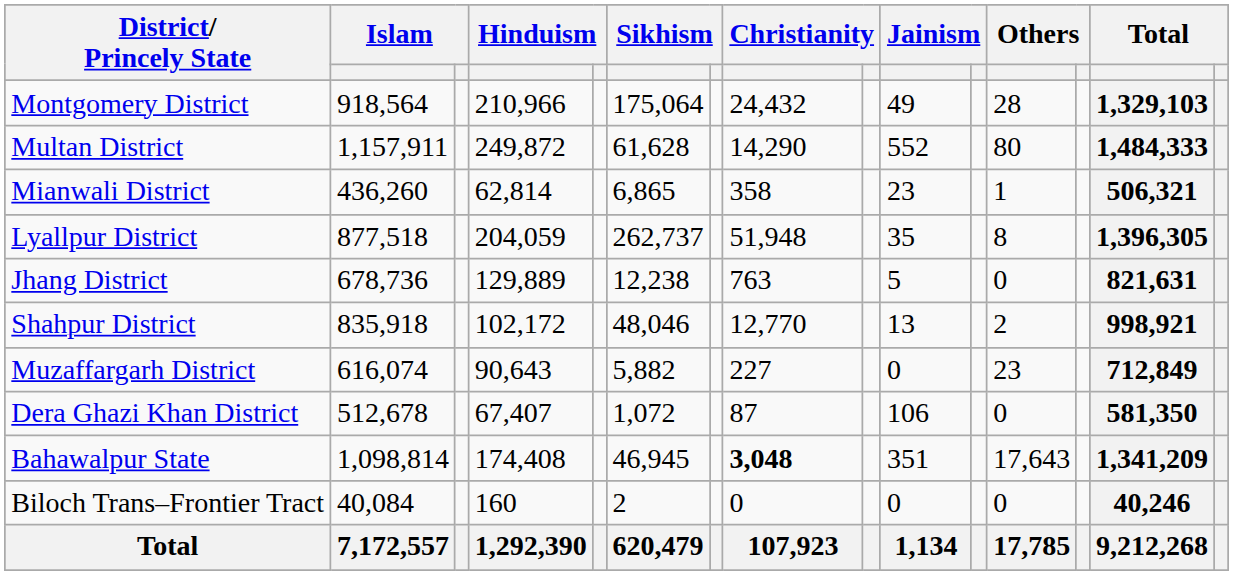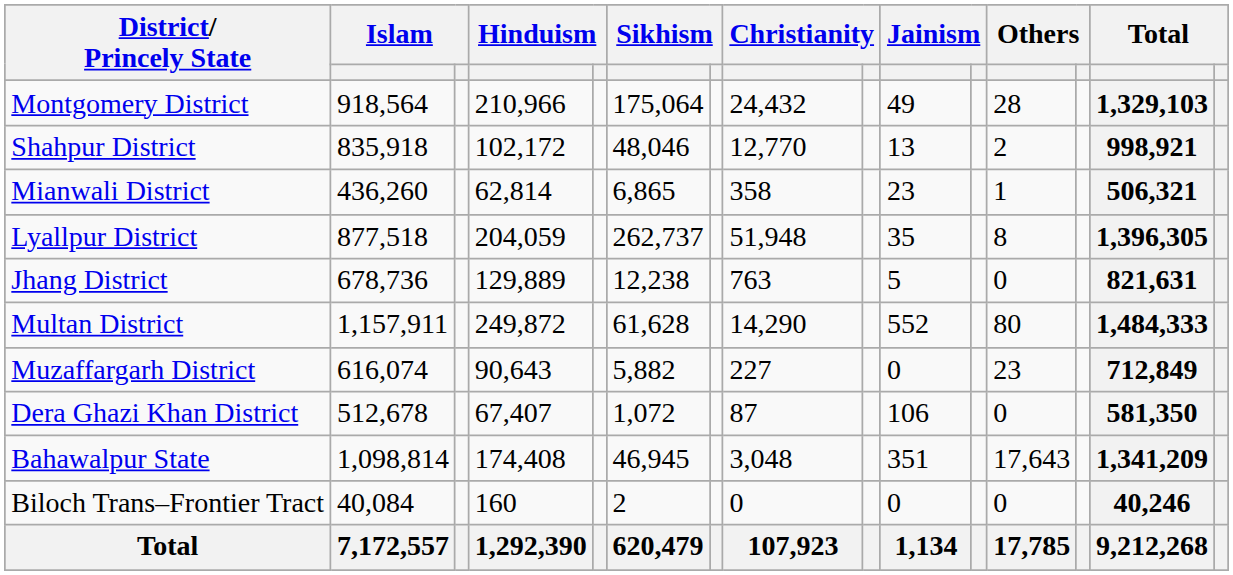rows swapped: (103, 324) <-> (97, 147)
(761, 457) bold -> (761, 457) normal
